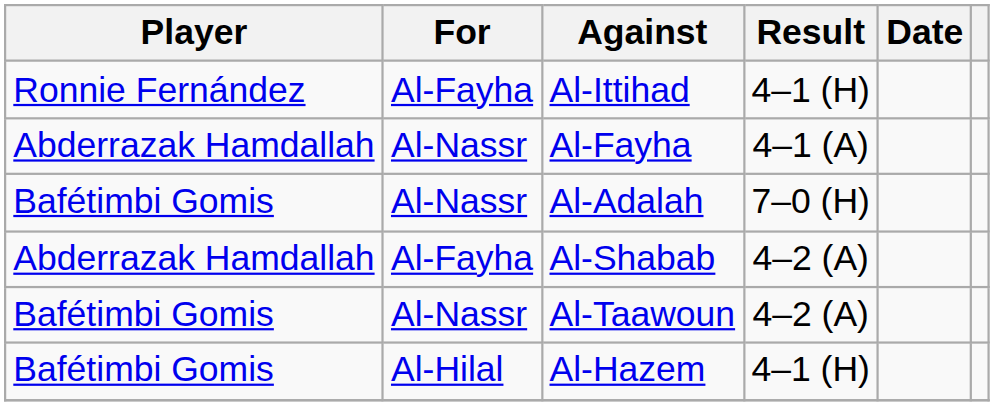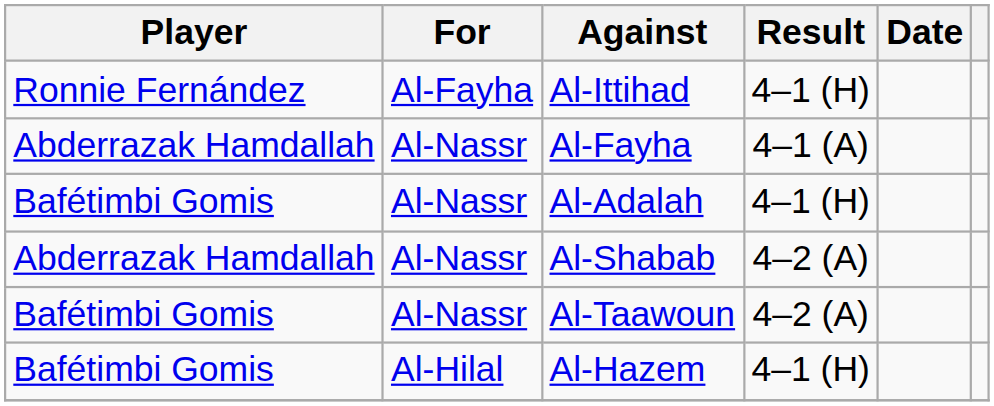(811, 201) 7–0 (H) -> (811, 201) 4–1 (H)
(462, 257) Al-Fayha -> (459, 257) Al-Nassr
